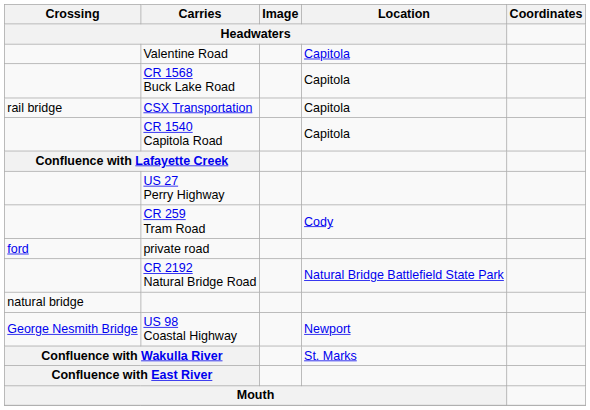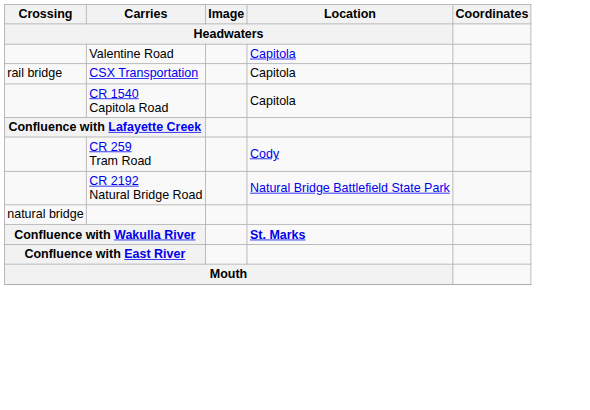- row: (72, 81)
- row: (72, 188)
- row: (18, 248)
- row: (72, 329)
(330, 355) normal -> (278, 234) bold
